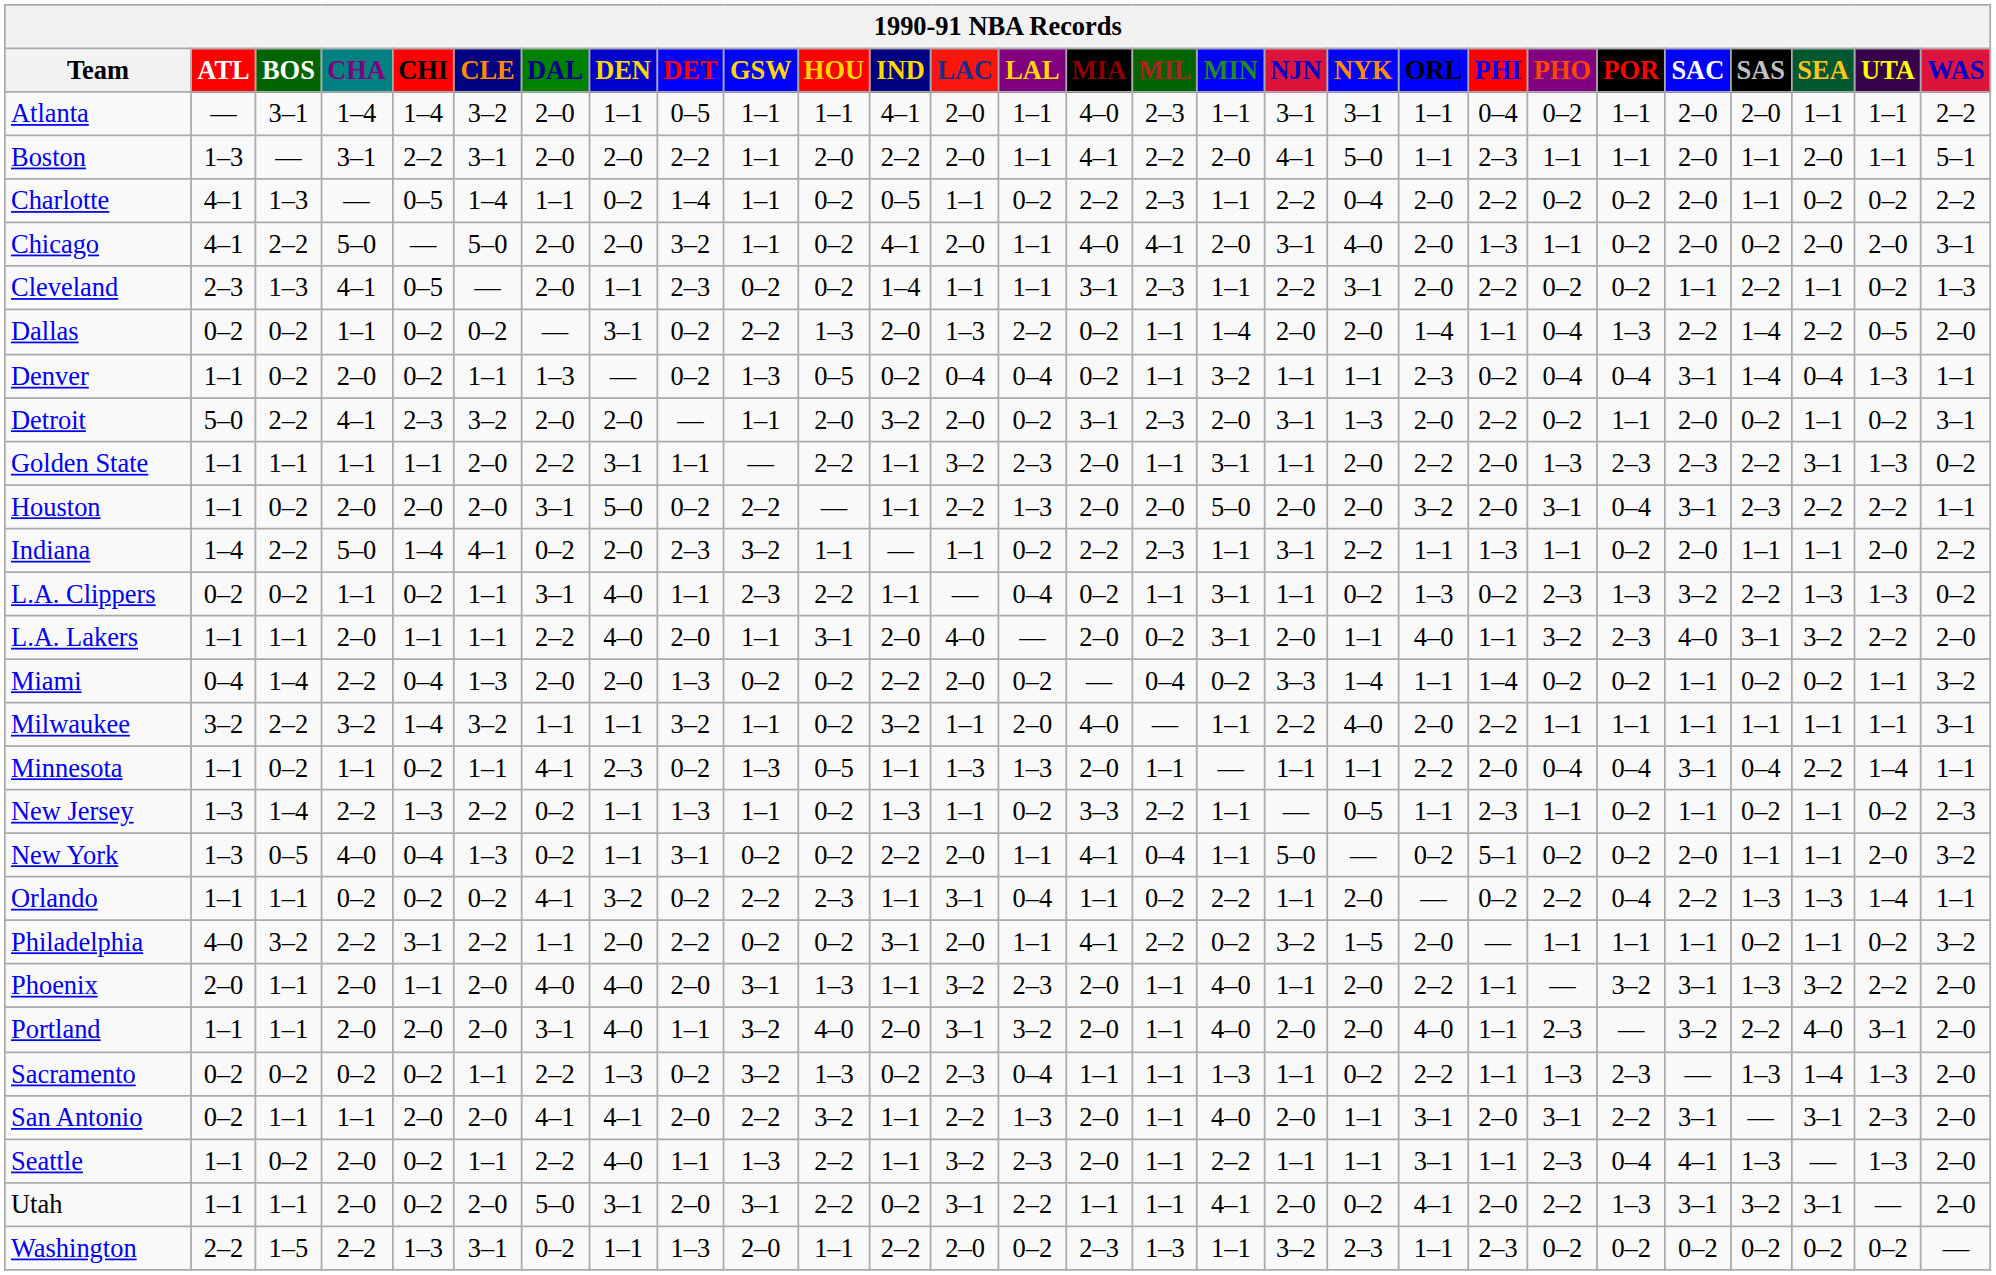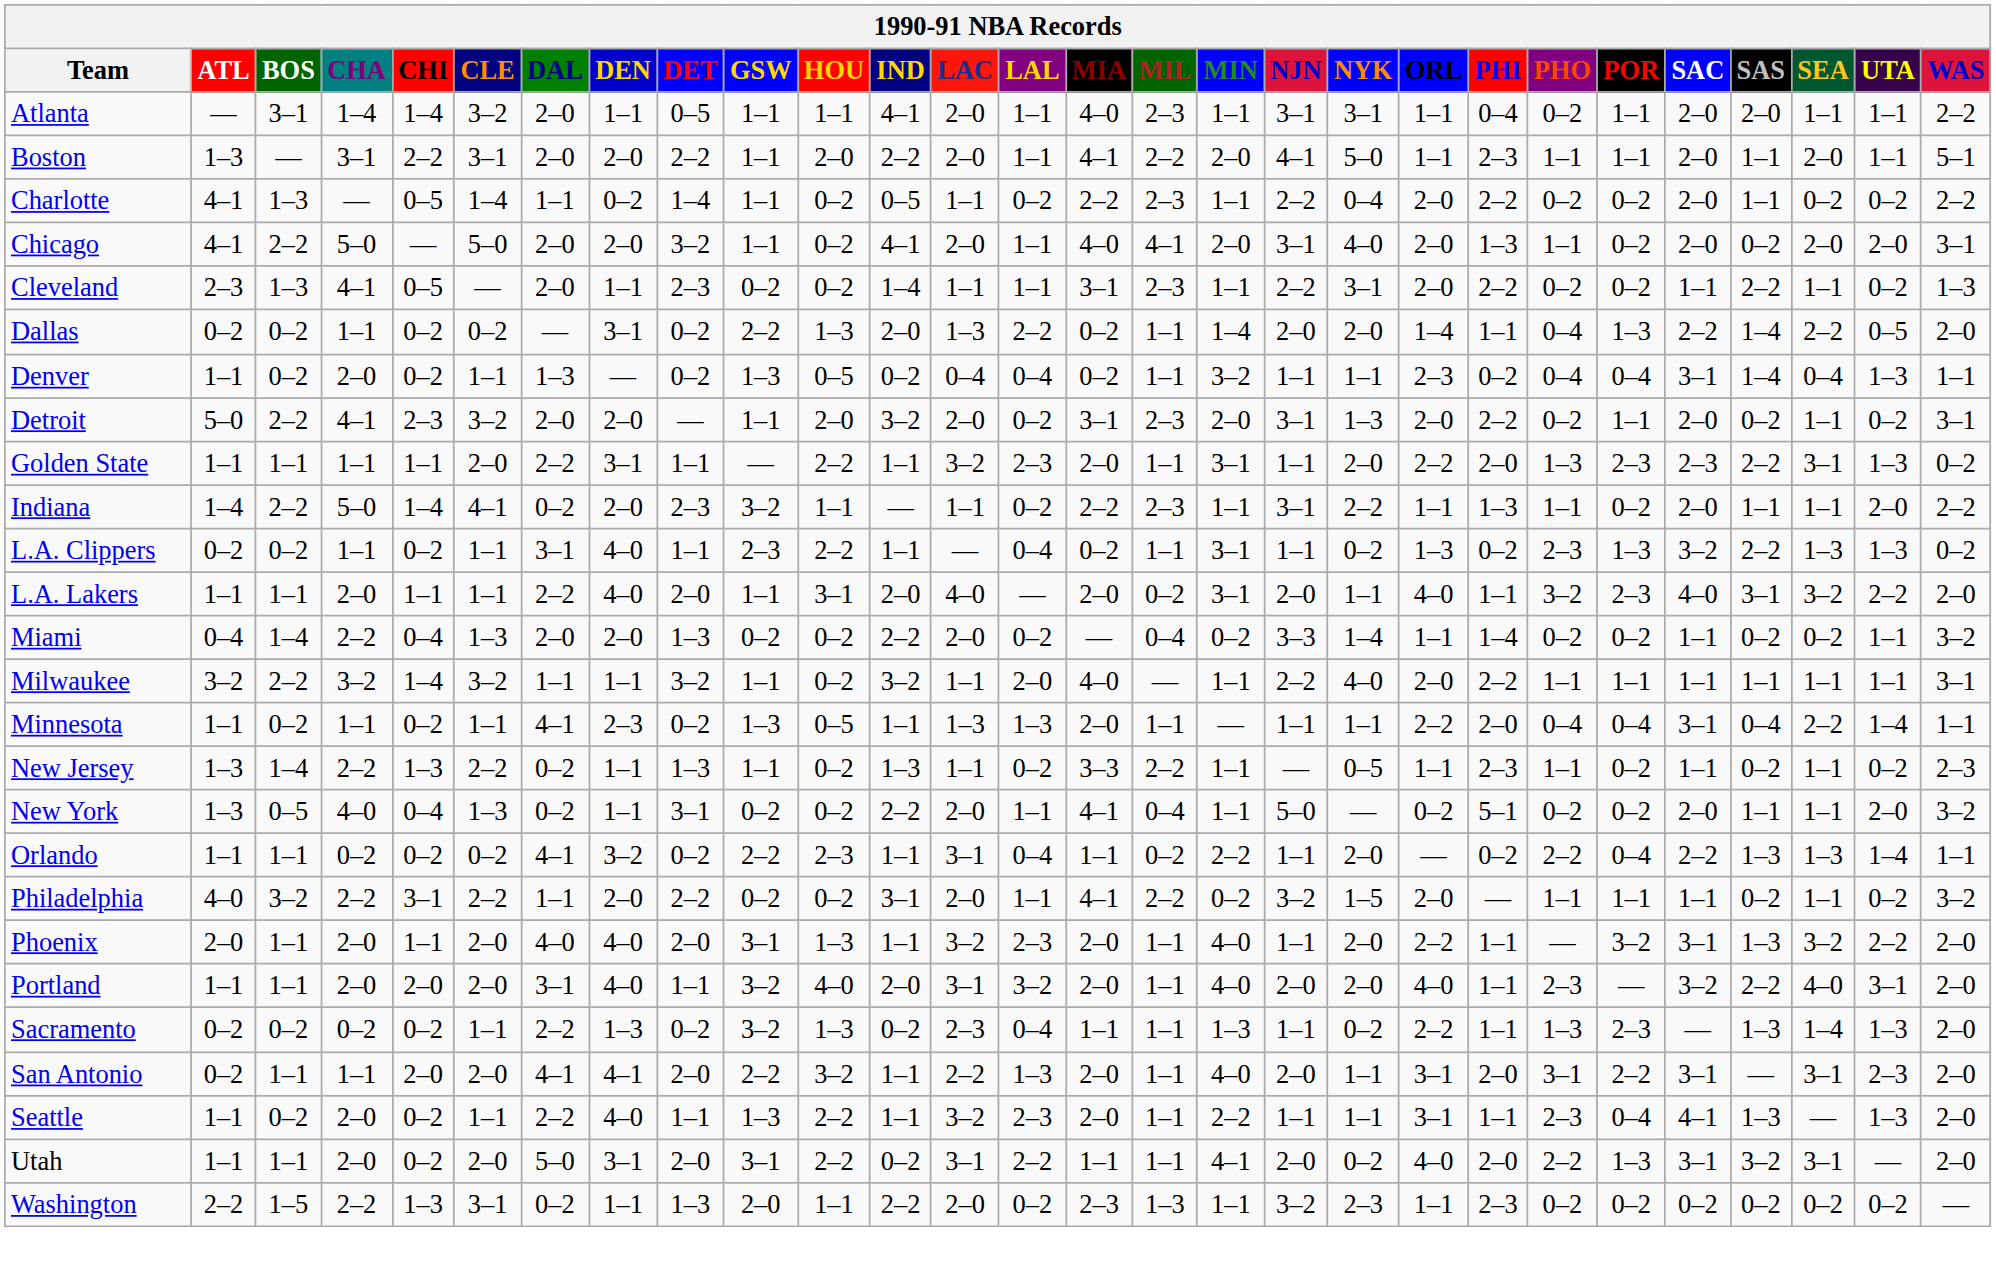- row: (56, 506)
(1434, 1203) 4–1 -> (1434, 1160) 4–0
